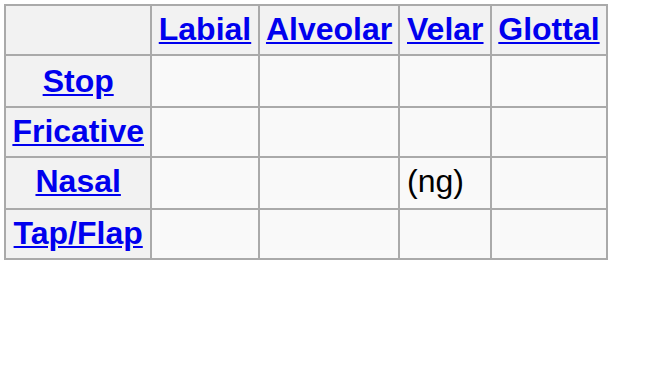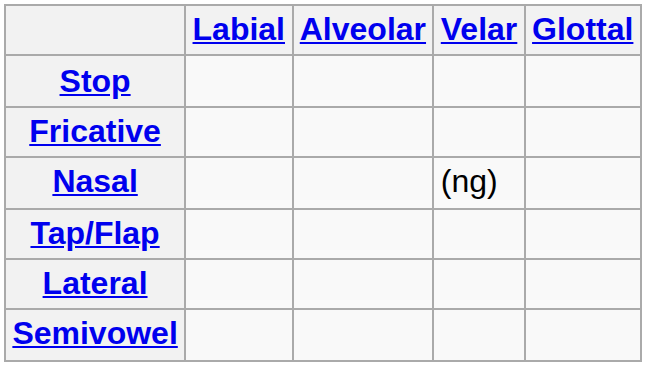+ row: (95, 283)
+ row: (95, 334)
